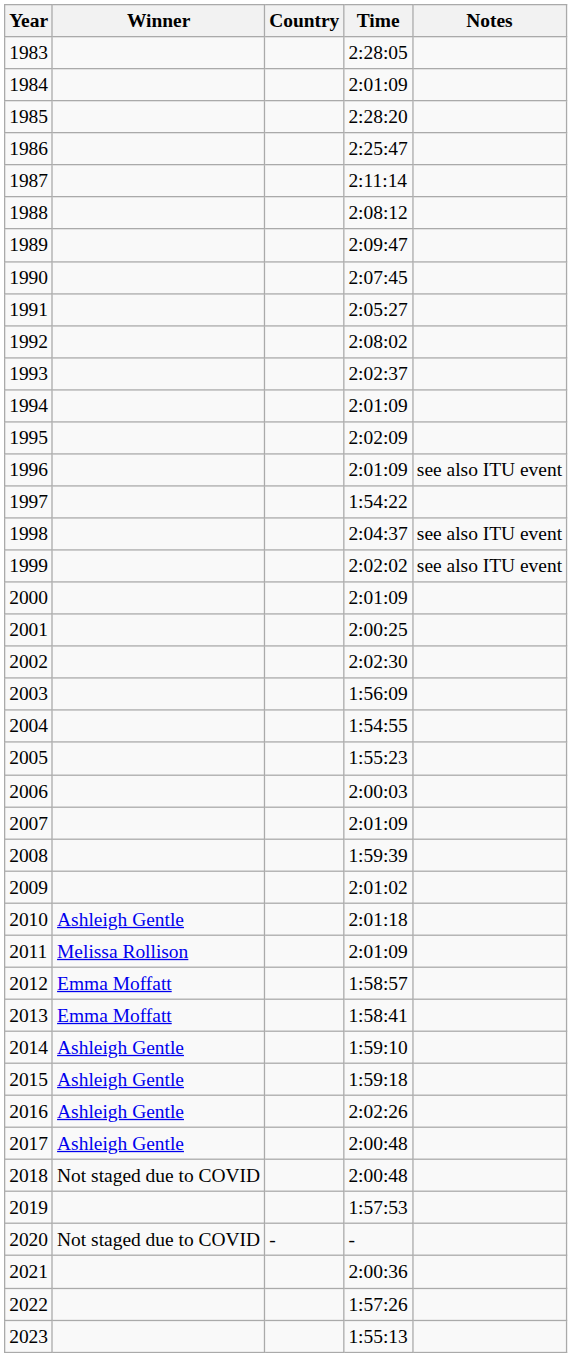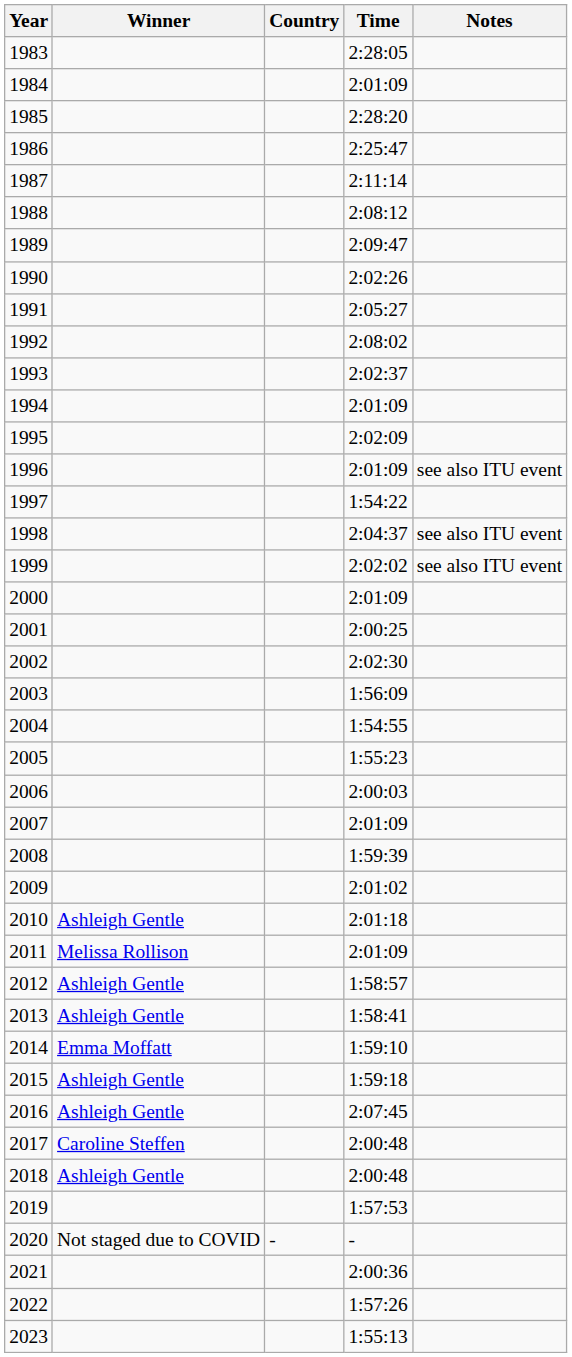(378, 277) 2:07:45 -> (378, 277) 2:02:26
(114, 983) Emma Moffatt -> (121, 983) Ashleigh Gentle
(114, 1015) Emma Moffatt -> (121, 1015) Ashleigh Gentle
(121, 1047) Ashleigh Gentle -> (114, 1047) Emma Moffatt
(378, 1111) 2:02:26 -> (378, 1111) 2:07:45
(121, 1143) Ashleigh Gentle -> (121, 1143) Caroline Steffen
(159, 1175) Not staged due to COVID -> (121, 1175) Ashleigh Gentle
